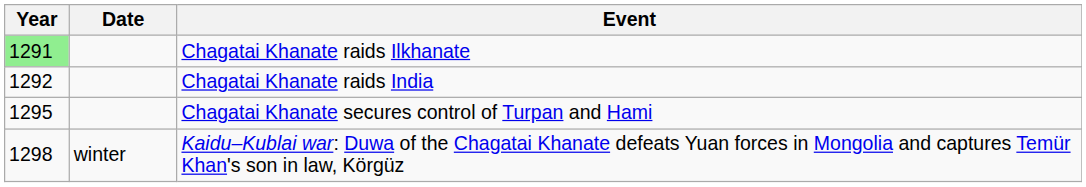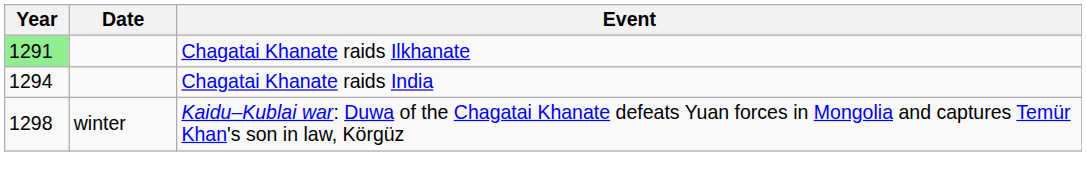(31, 81) 1292 -> (31, 81) 1294
- row: (417, 112)
